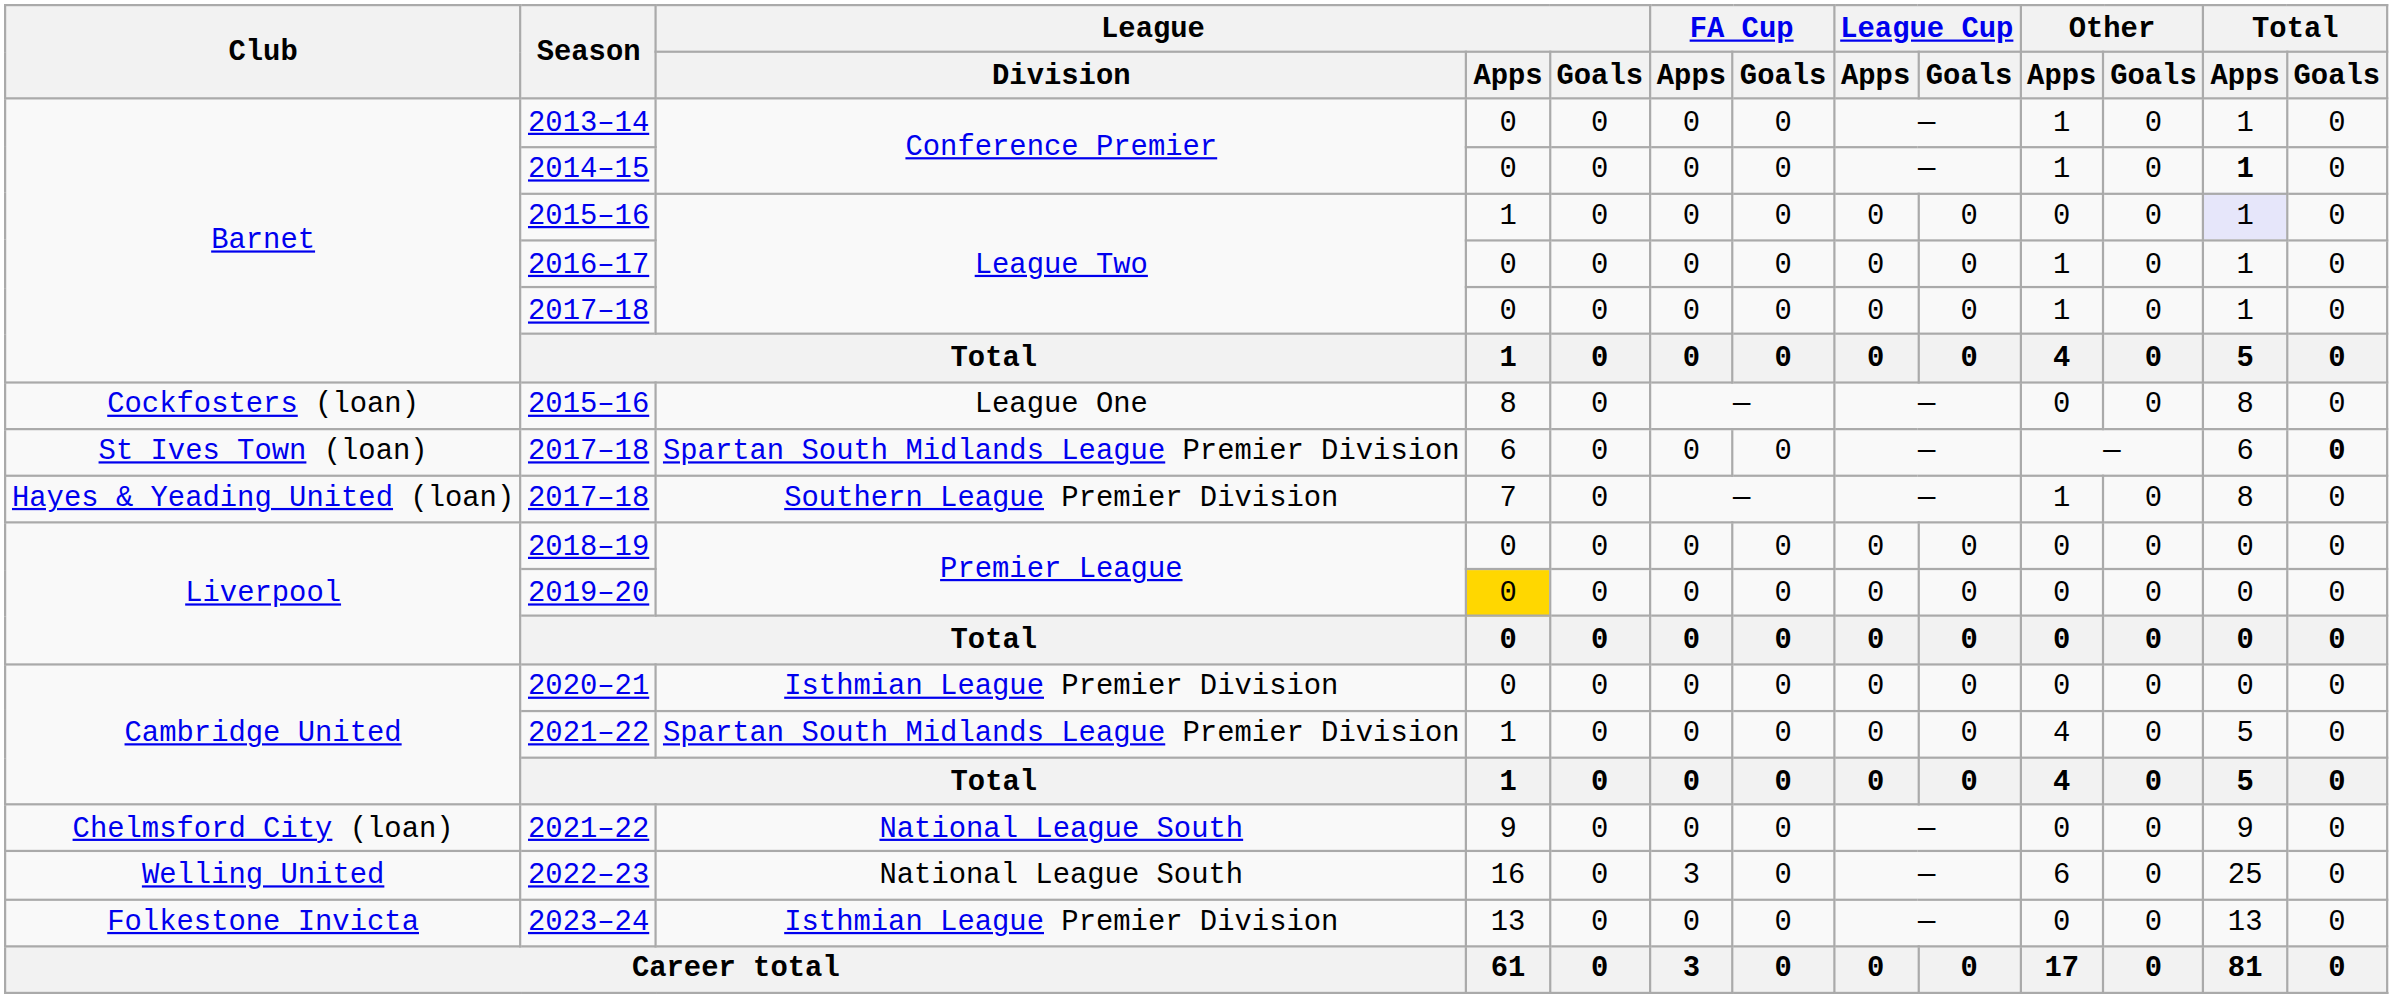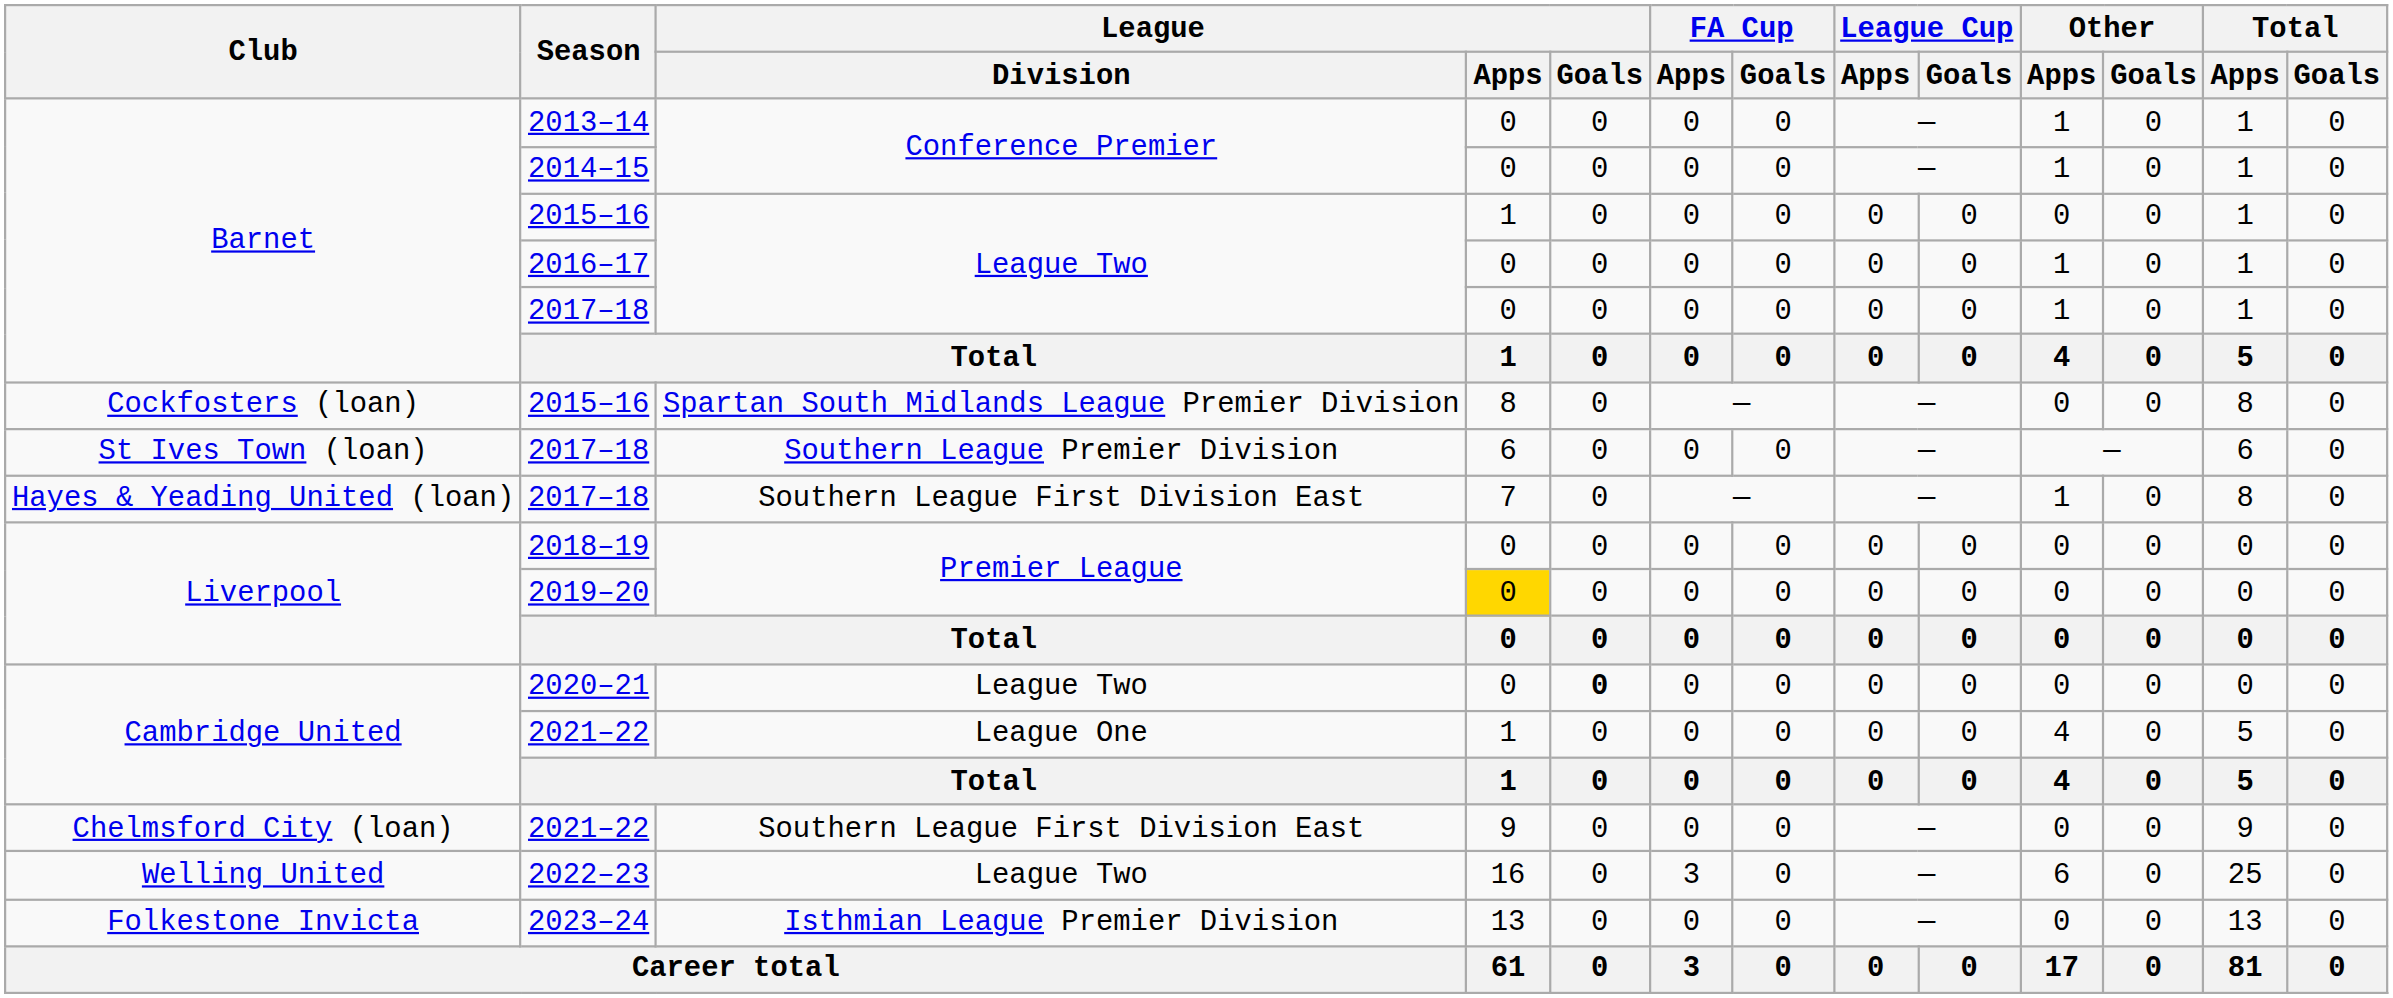(2245, 170) bold -> (2245, 170) normal
(2245, 217) lavender background -> (2245, 217) no background
(1061, 405) League One -> (1061, 405) Spartan South Midlands League Premier Division
(1061, 452) Spartan South Midlands League Premier Division -> (1061, 452) Southern League Premier Division
(2337, 452) bold -> (2337, 452) normal
(1061, 499) Southern League Premier Division -> (1061, 499) Southern League First Division East
(1061, 687) Isthmian League Premier Division -> (1061, 687) League Two
(1600, 687) normal -> (1600, 687) bold
(1061, 734) Spartan South Midlands League Premier Division -> (1061, 734) League One
(1061, 828) National League South -> (1061, 828) Southern League First Division East
(1061, 875) National League South -> (1061, 875) League Two
